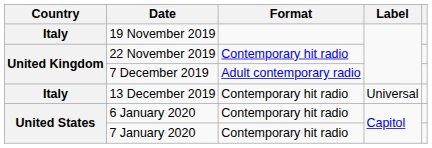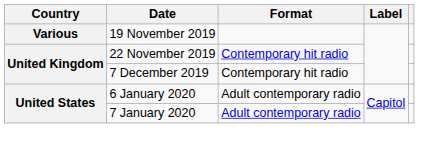(55, 34) Italy -> (55, 34) Various
(291, 73) Adult contemporary radio -> (285, 73) Contemporary hit radio
- row: (162, 93)
(285, 113) Contemporary hit radio -> (291, 93) Adult contemporary radio
(285, 133) Contemporary hit radio -> (291, 113) Adult contemporary radio
